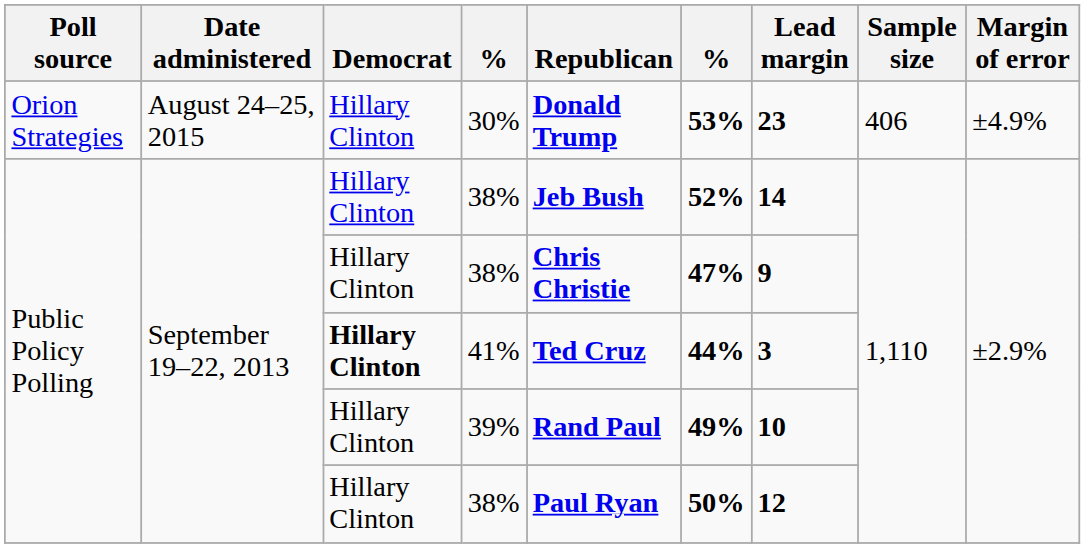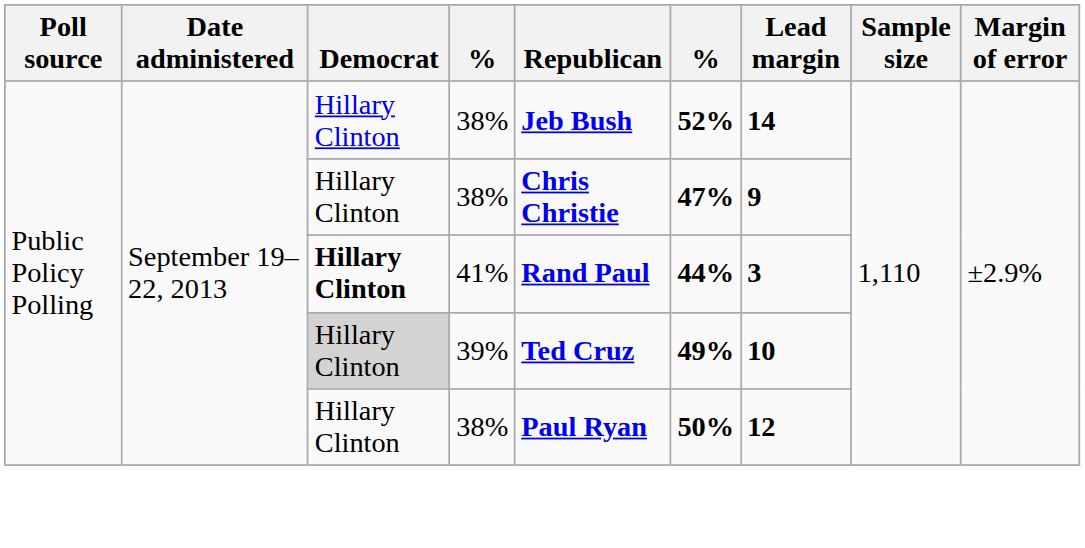- row: (67, 119)
(589, 349) Ted Cruz -> (585, 273) Rand Paul
(372, 426) no background -> (357, 349) lightgrey background
(597, 426) Rand Paul -> (578, 349) Ted Cruz
